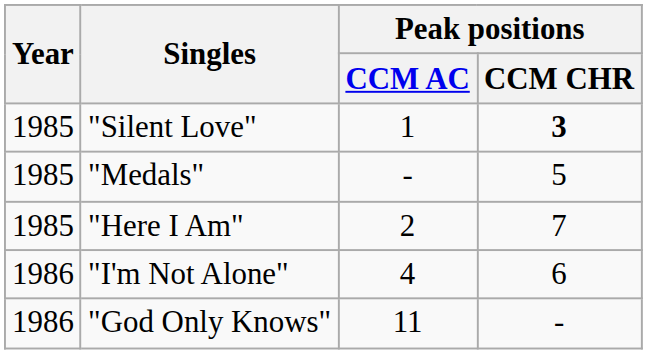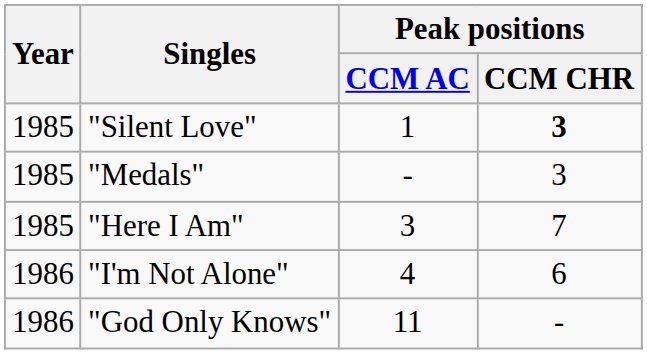(559, 175) 5 -> (559, 175) 3
(408, 224) 2 -> (408, 224) 3
